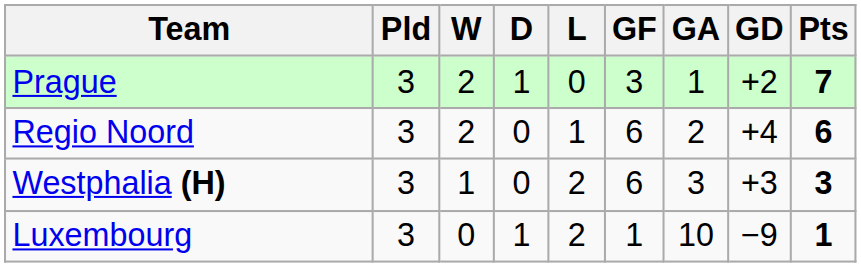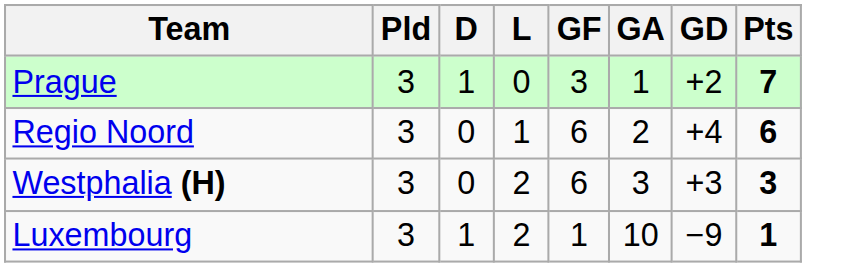- column: (466, 30)
